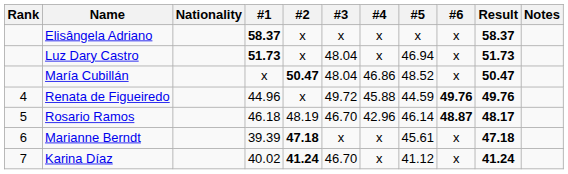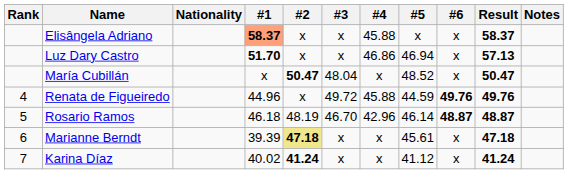(264, 35) no background -> (264, 35) lightsalmon background
(379, 35) x -> (379, 35) 45.88
(264, 55) 51.73 -> (264, 55) 51.70
(341, 55) 48.04 -> (341, 55) x
(379, 55) x -> (379, 55) 46.86
(498, 55) 51.73 -> (498, 55) 57.13
(379, 76) 46.86 -> (379, 76) x
(498, 117) 48.17 -> (498, 117) 48.87
(303, 138) no background -> (303, 138) khaki background
(341, 158) 46.70 -> (341, 158) x
